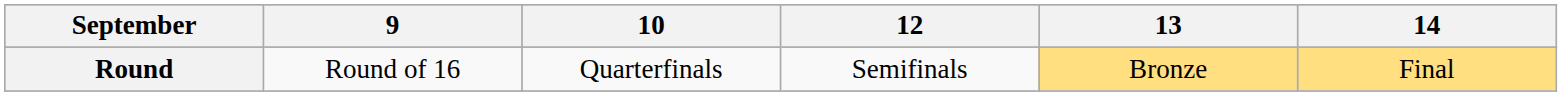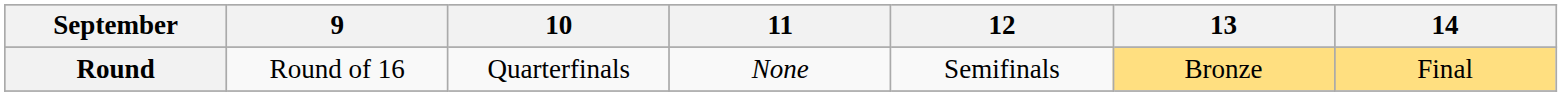+ column: (780, 25)
